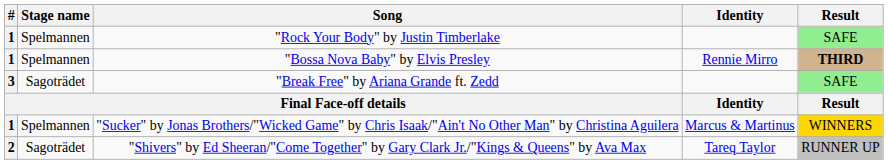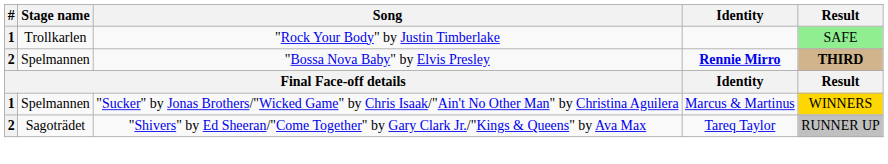(55, 37) Spelmannen -> (55, 37) Trollkarlen
(11, 59) 1 -> (11, 59) 2
(740, 59) normal -> (740, 59) bold
- row: (387, 81)
